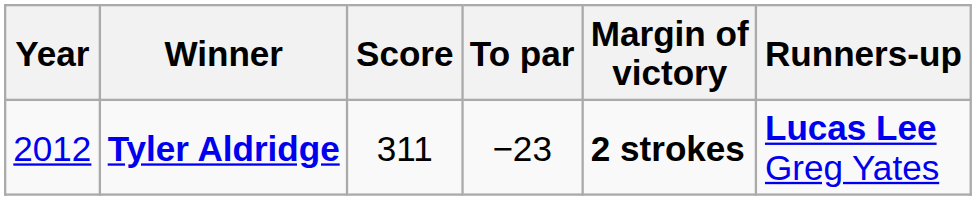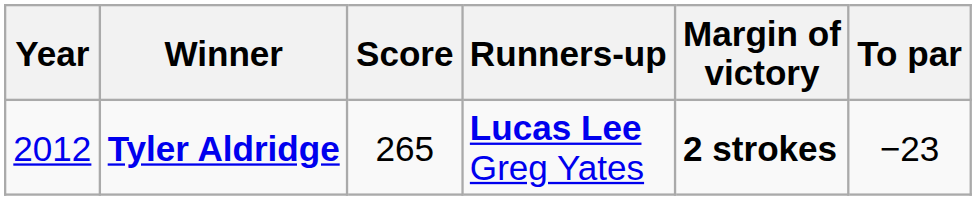columns swapped: (522, 53) <-> (863, 53)
(405, 148) 311 -> (405, 148) 265
